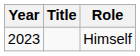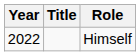(24, 39) 2023 -> (24, 39) 2022
